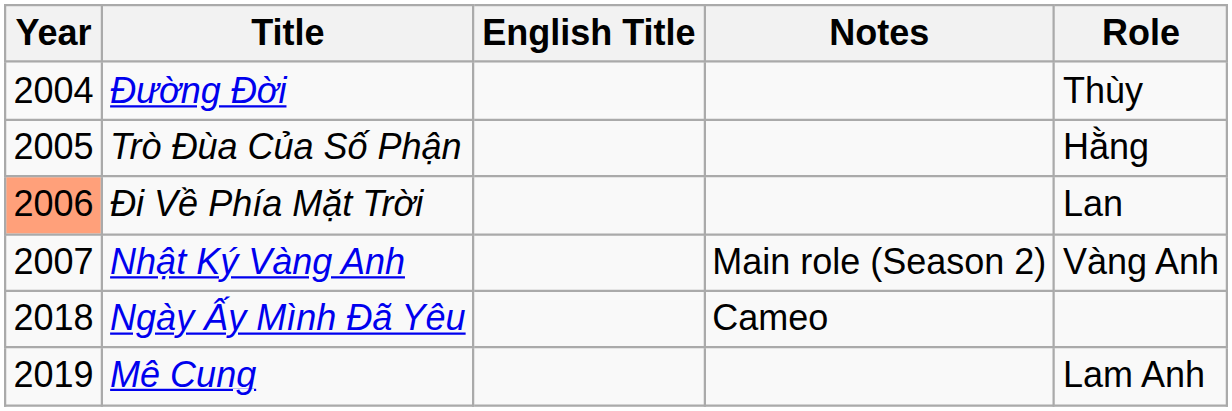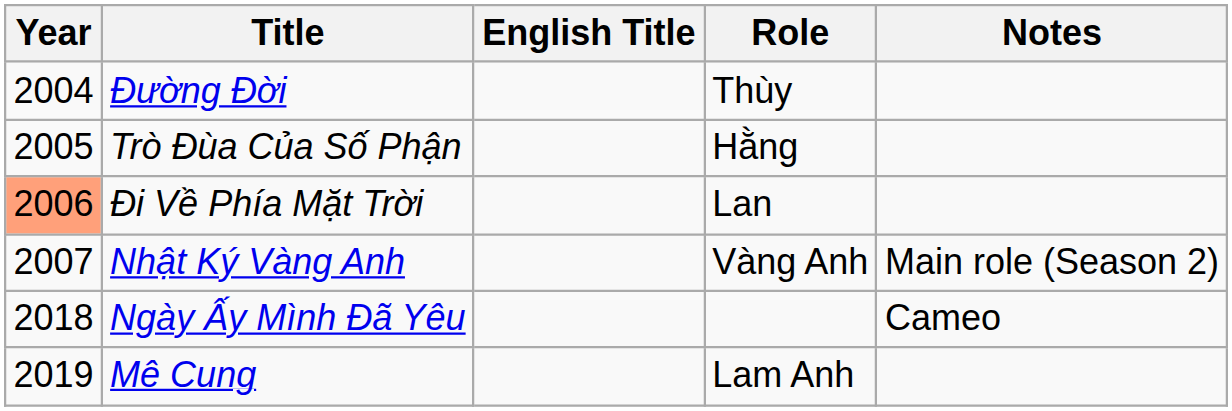columns swapped: (1141, 33) <-> (879, 33)
